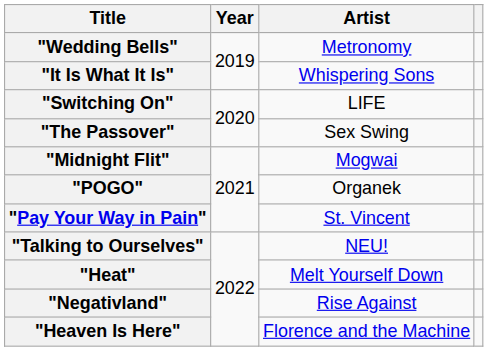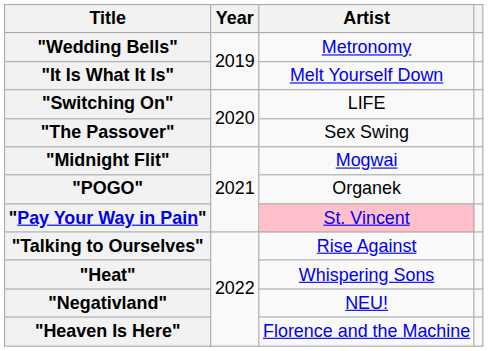(367, 75) Whispering Sons -> (367, 75) Melt Yourself Down
(367, 217) no background -> (367, 217) pink background
(367, 246) NEU! -> (367, 246) Rise Against
(367, 274) Melt Yourself Down -> (367, 274) Whispering Sons
(367, 302) Rise Against -> (367, 302) NEU!
